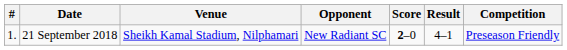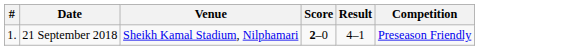- column: (345, 14)
